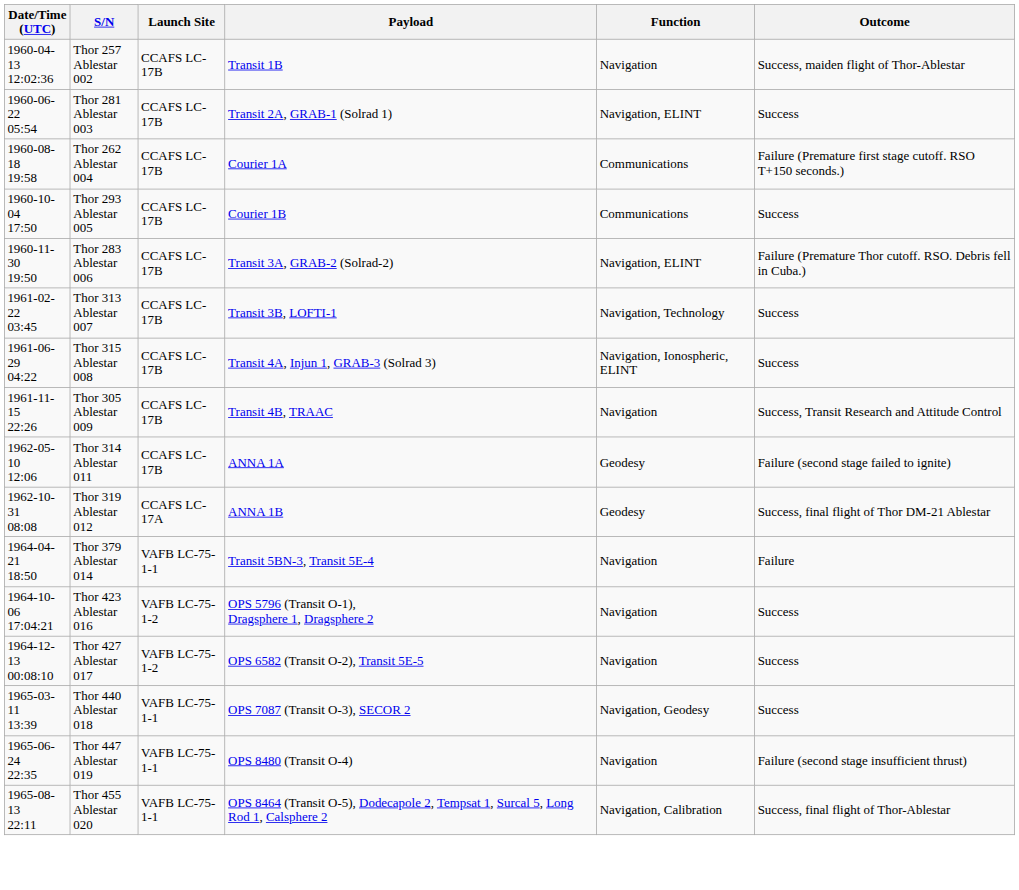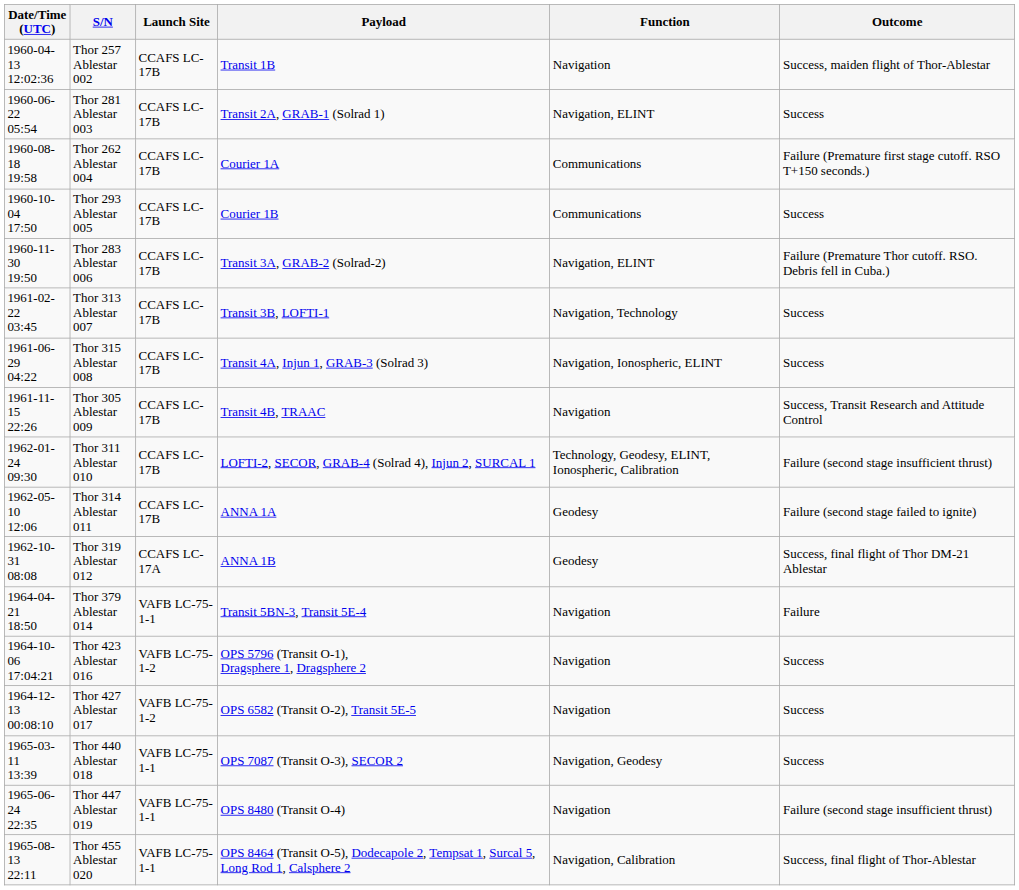+ row: (97, 462)
